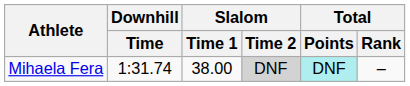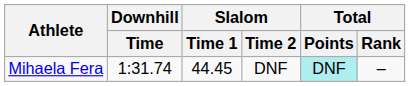(212, 69) 38.00 -> (212, 69) 44.45
(271, 69) lightgrey background -> (271, 69) no background
